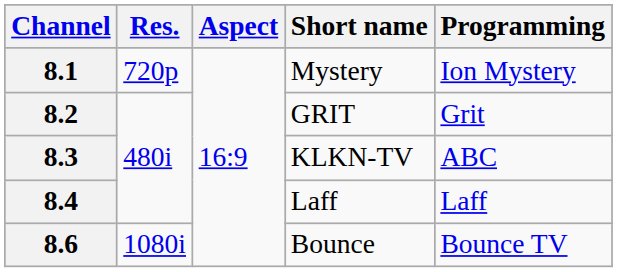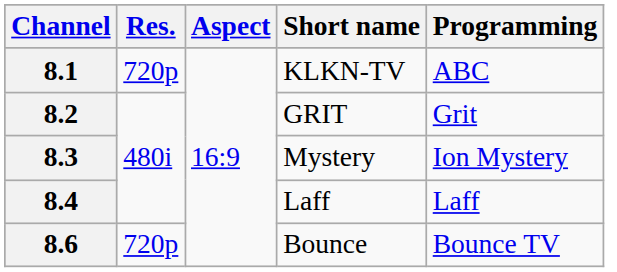(337, 69) Mystery -> (344, 69) KLKN-TV
(508, 69) Ion Mystery -> (461, 69) ABC
(352, 157) KLKN-TV -> (329, 157) Mystery
(469, 157) ABC -> (500, 157) Ion Mystery
(155, 244) 1080i -> (151, 244) 720p
